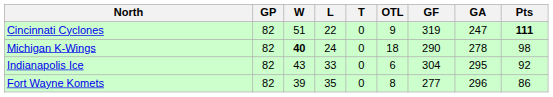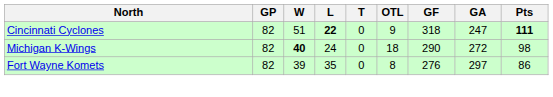(330, 30) normal -> (330, 30) bold
(431, 30) 319 -> (431, 30) 318
(478, 48) 278 -> (478, 48) 272
- row: (45, 65)
(431, 83) 277 -> (431, 65) 276
(478, 83) 296 -> (478, 65) 297
